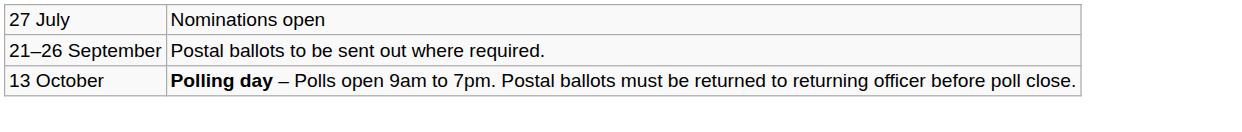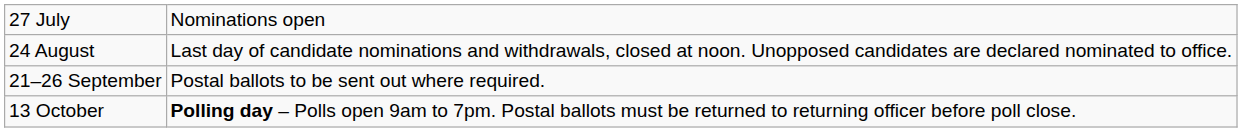+ row: (52, 50)
